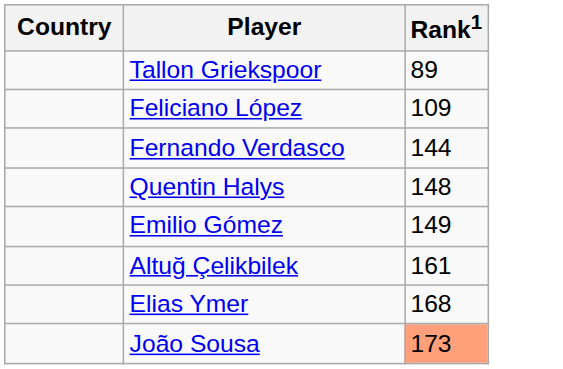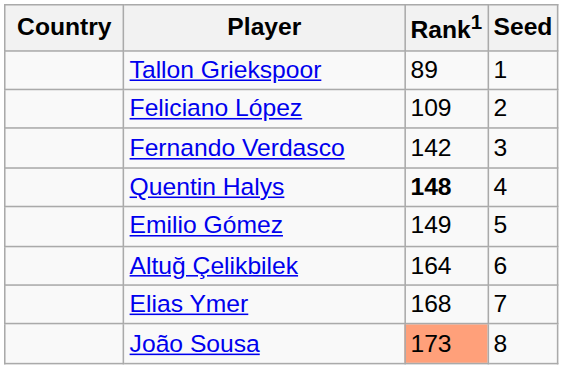+ column: (523, 27)
(431, 147) 144 -> (431, 147) 142
(431, 187) normal -> (431, 187) bold
(431, 265) 161 -> (431, 265) 164
